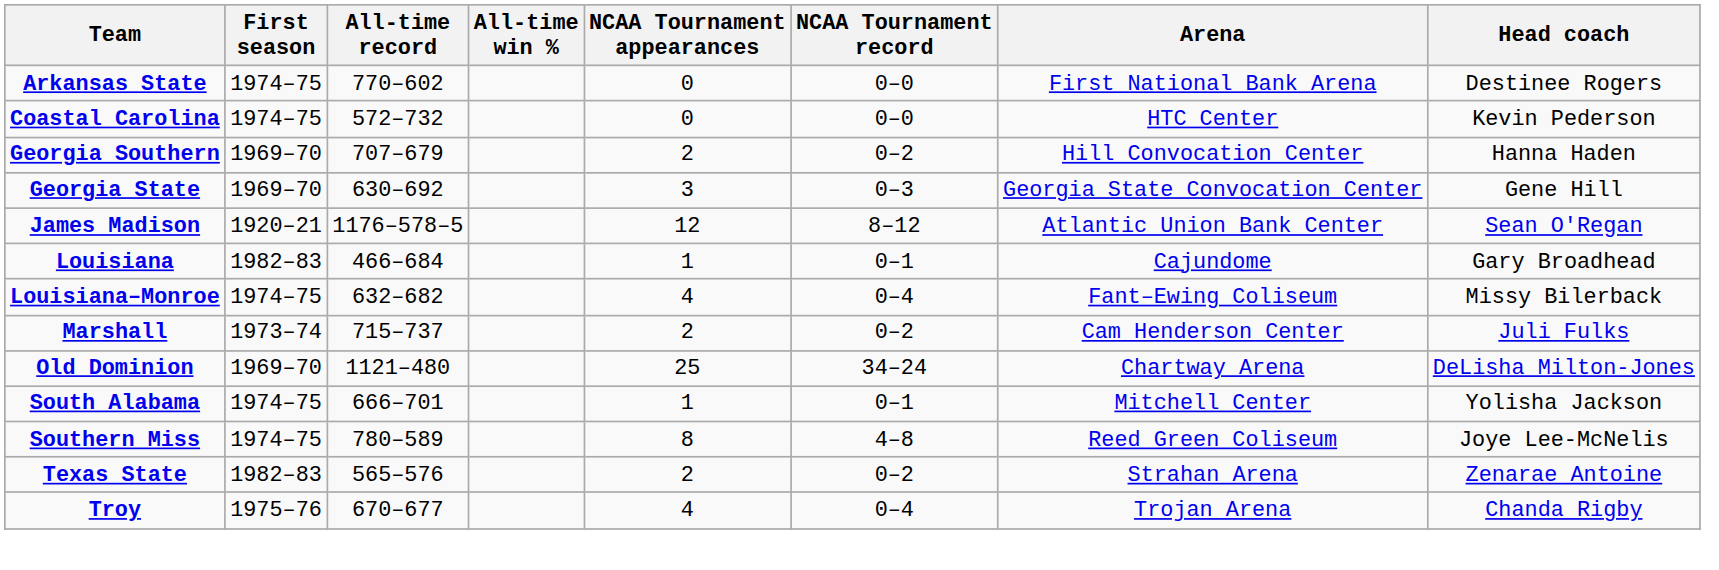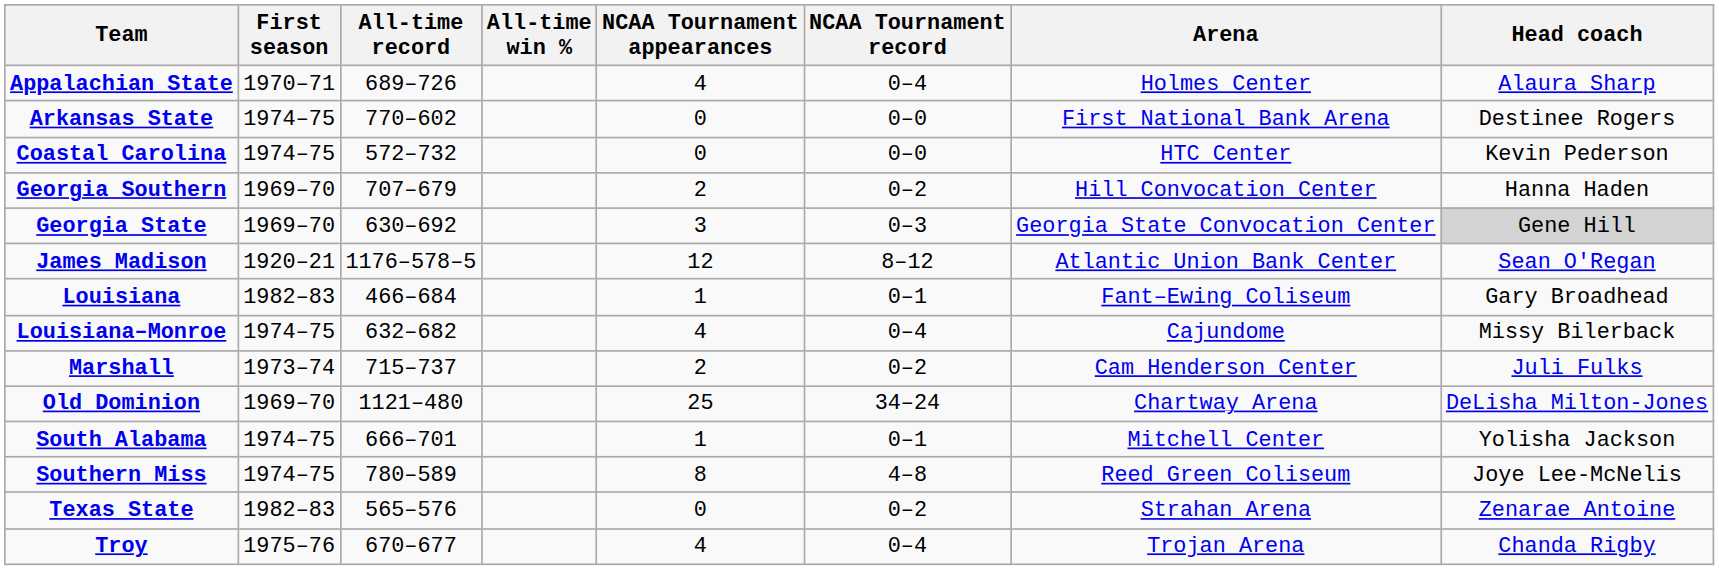+ row: (121, 83)
(1564, 190) no background -> (1577, 226) lightgrey background
(1213, 261) Cajundome -> (1226, 297) Fant–Ewing Coliseum
(1213, 297) Fant–Ewing Coliseum -> (1226, 333) Cajundome
(687, 475) 2 -> (700, 511) 0
